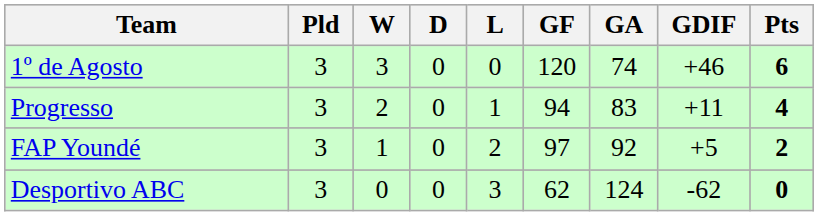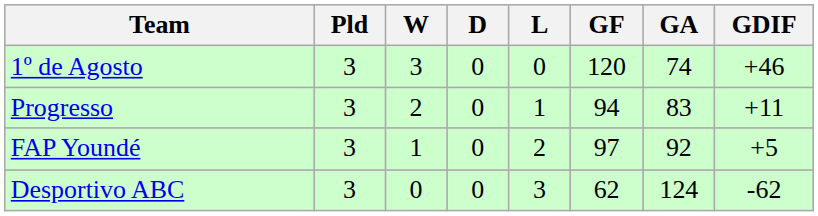- column: (782, 25)
